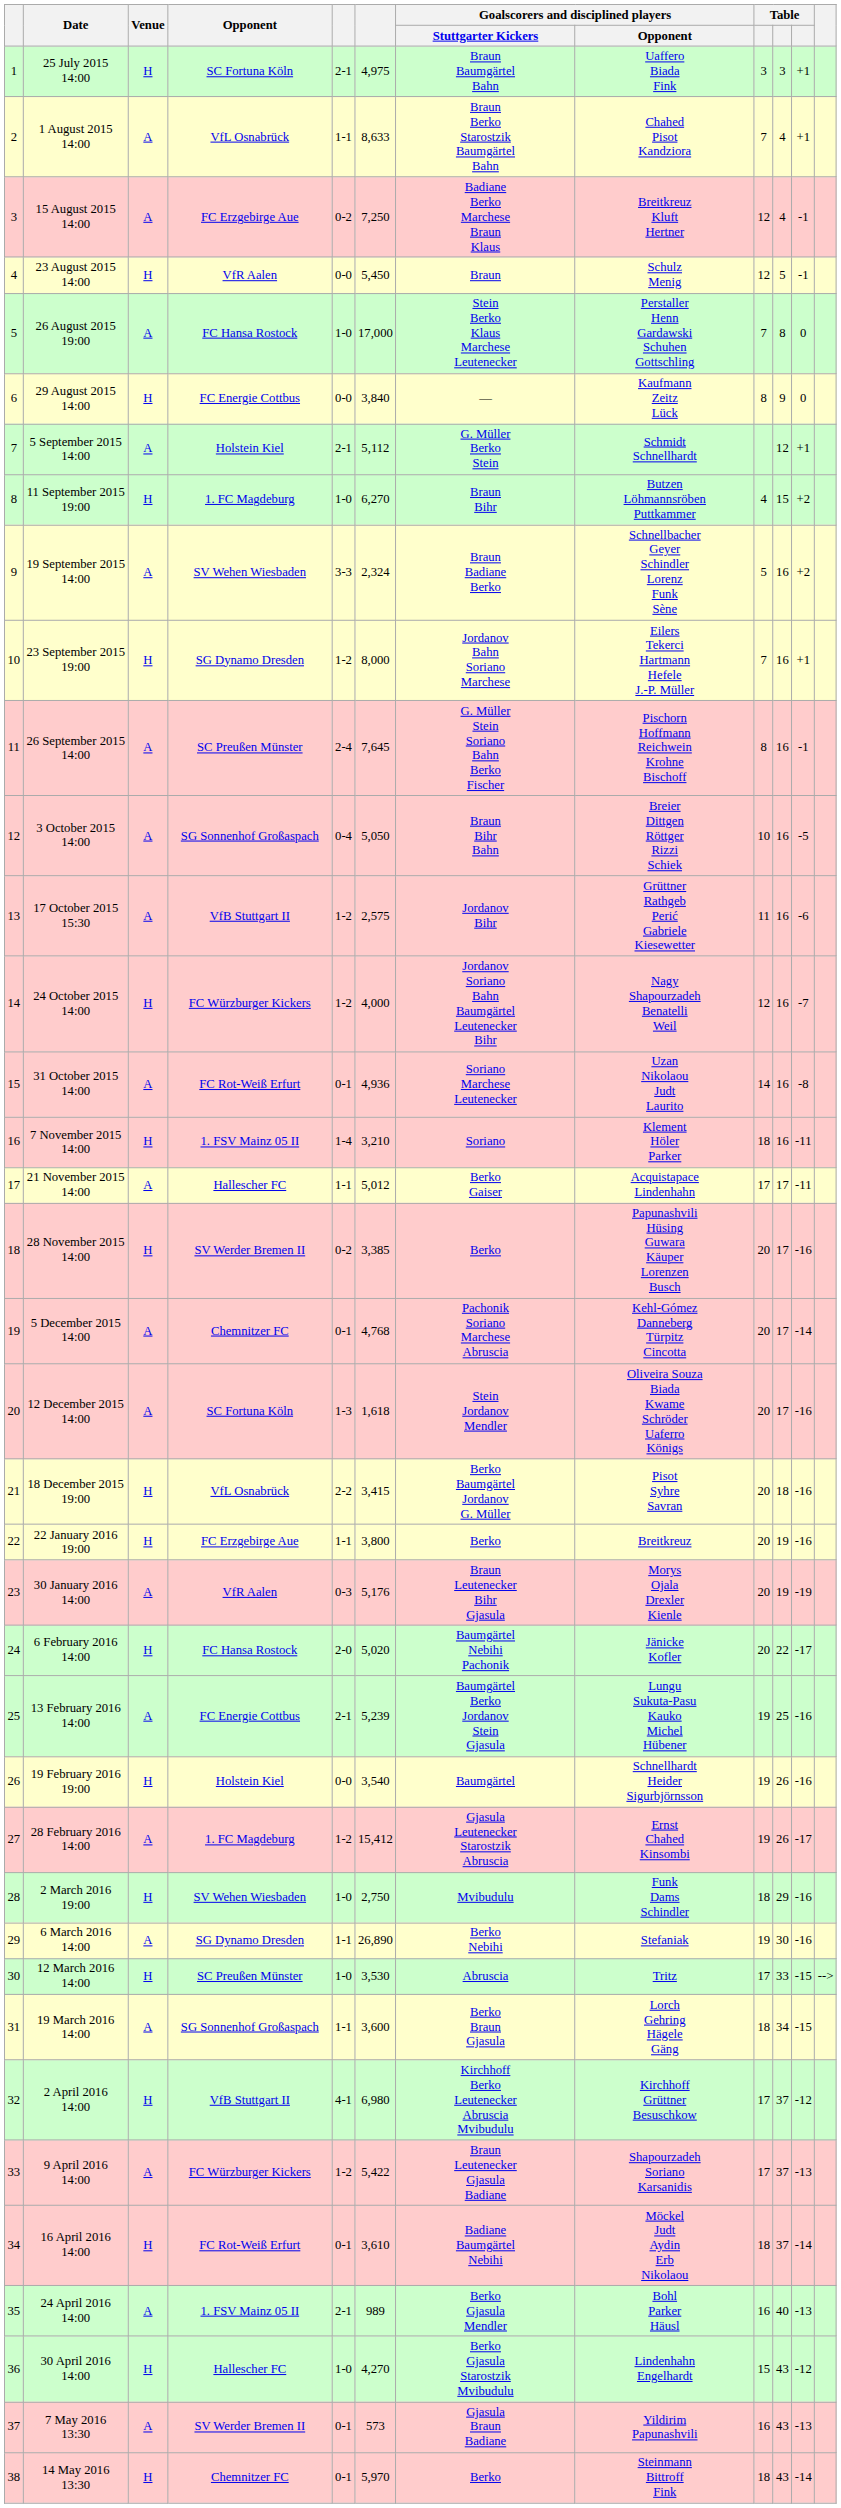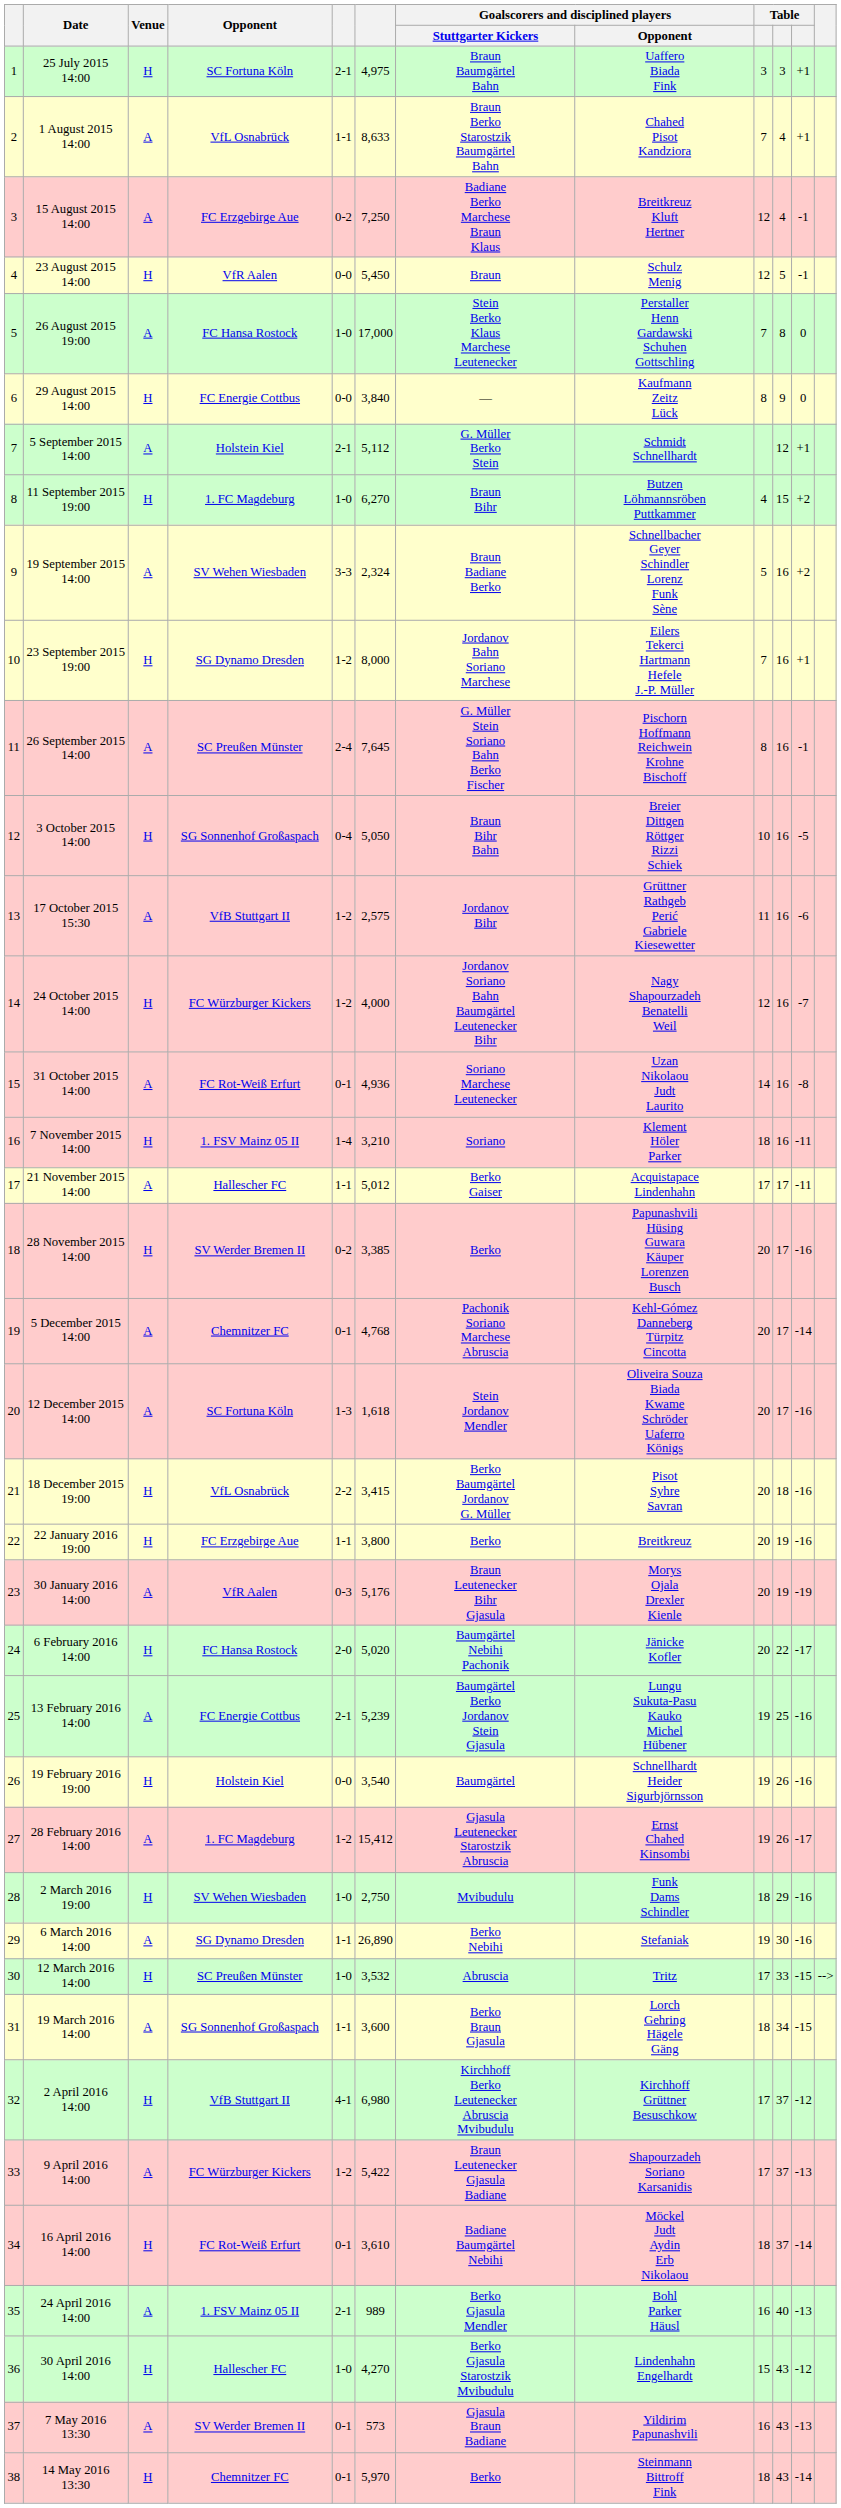(148, 835) A -> (148, 835) H
(375, 1976) 3,530 -> (375, 1976) 3,532
